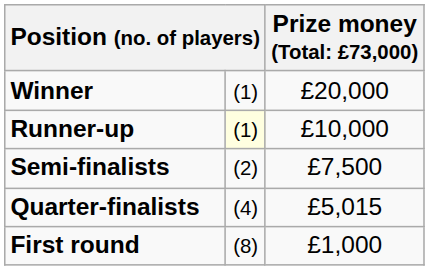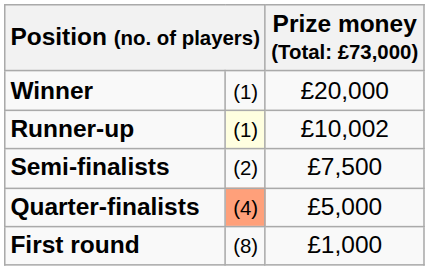(345, 129) £10,000 -> (345, 129) £10,002
(246, 208) no background -> (246, 208) lightsalmon background
(345, 206) £5,015 -> (345, 206) £5,000
